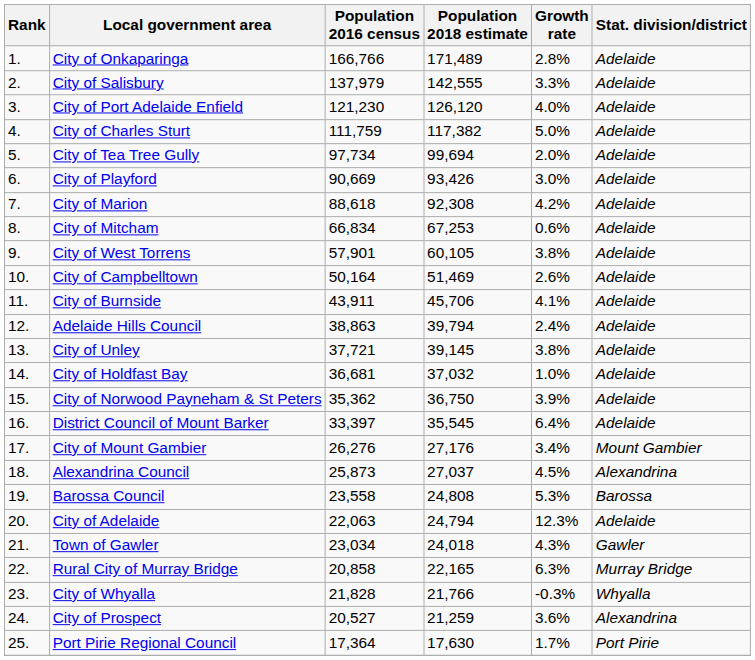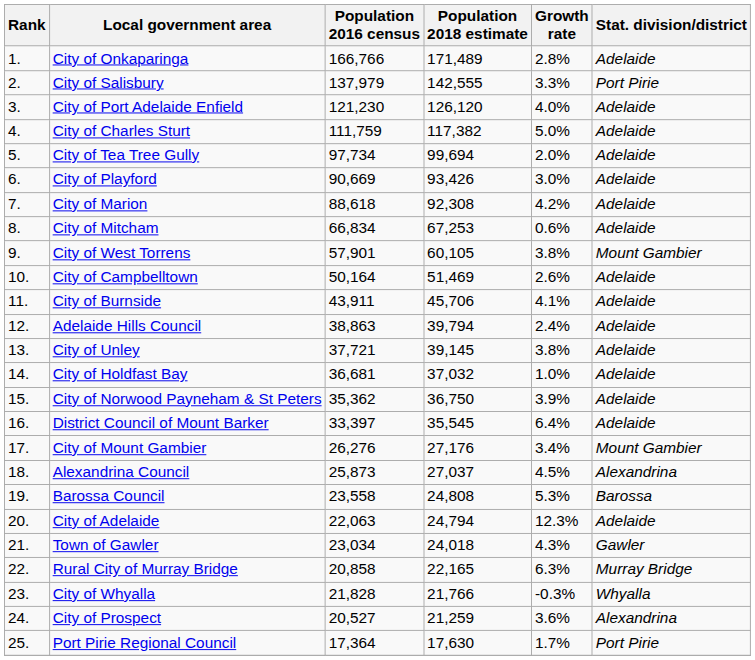(626, 82) Adelaide -> (627, 82) Port Pirie
(626, 253) Adelaide -> (649, 253) Mount Gambier
